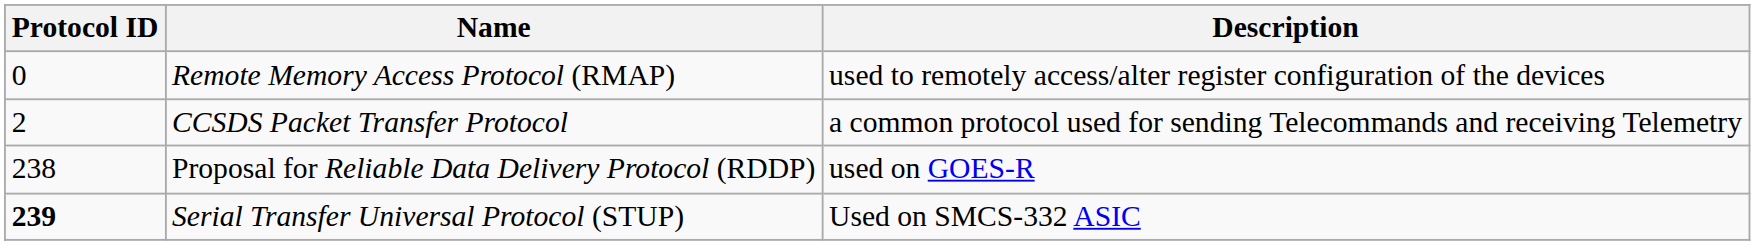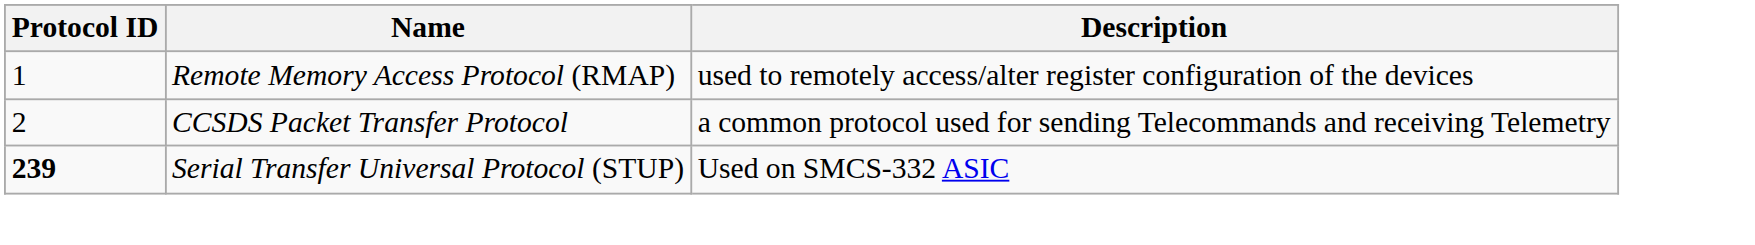(19, 74) 0 -> (19, 74) 1
- row: (494, 168)
